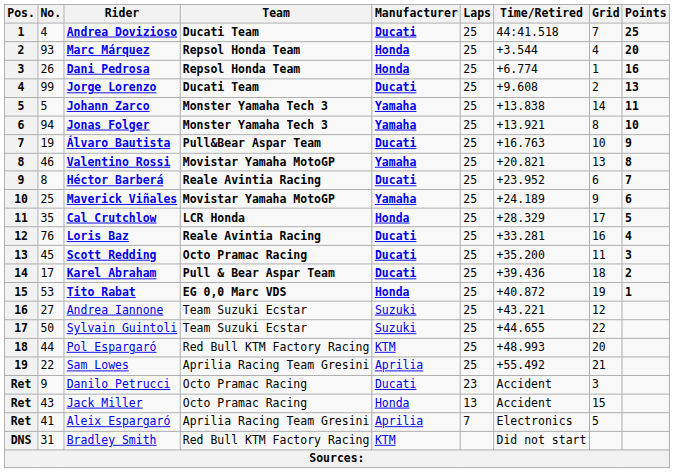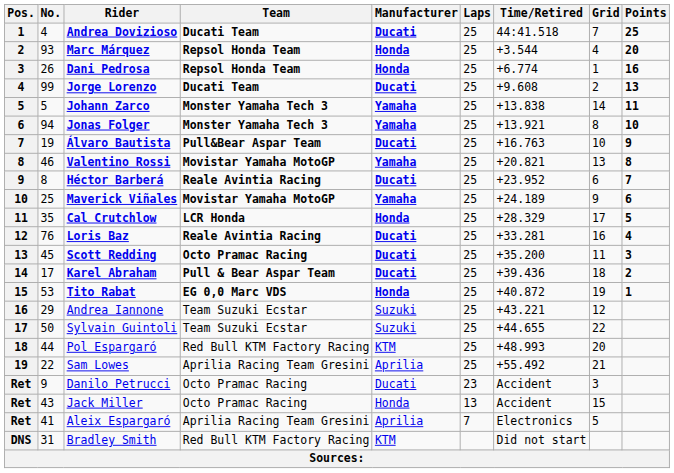(47, 311) 27 -> (47, 311) 29
